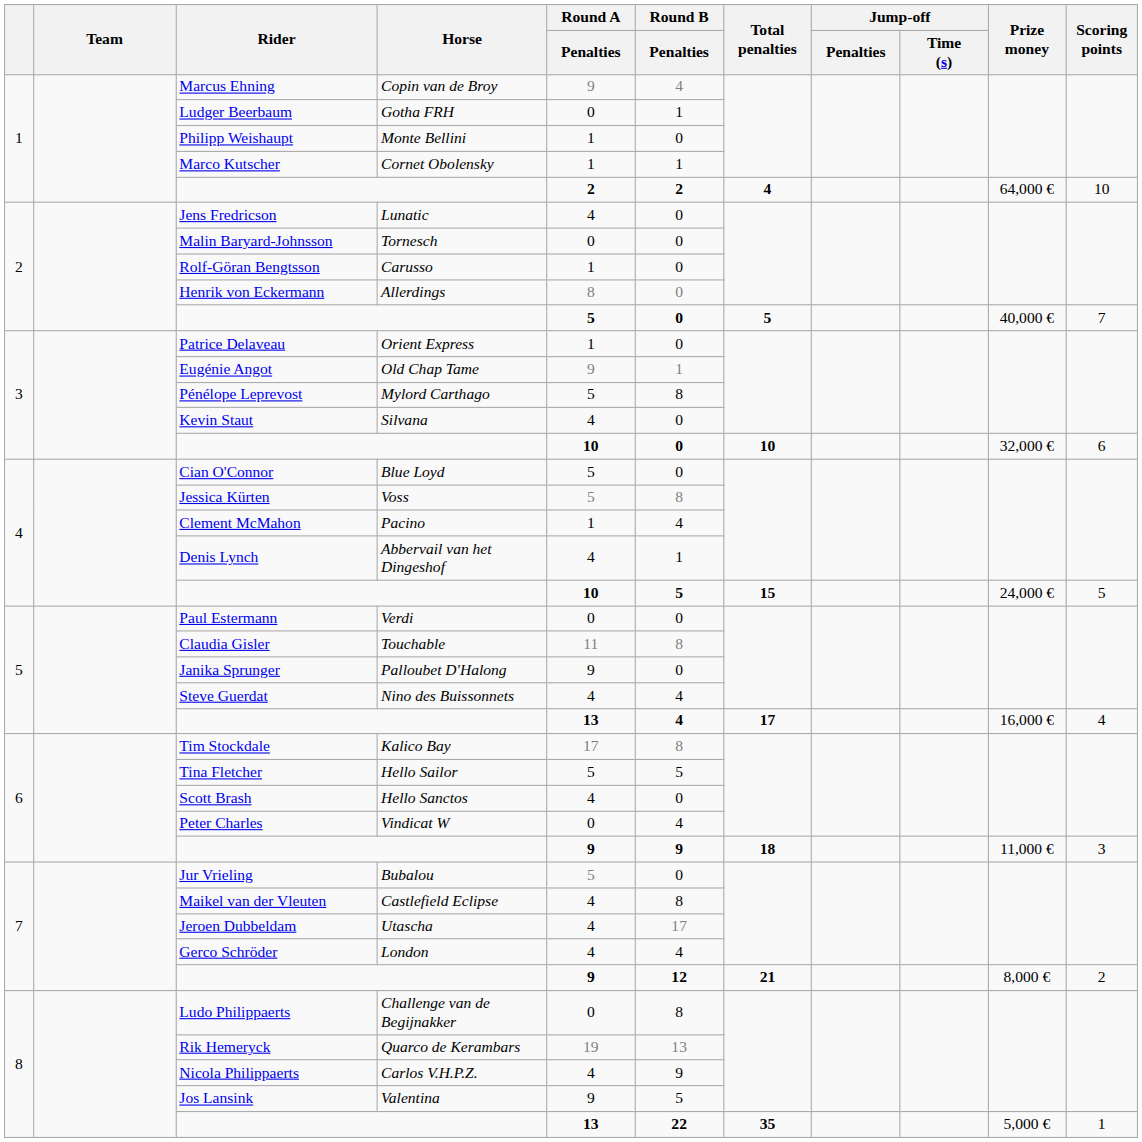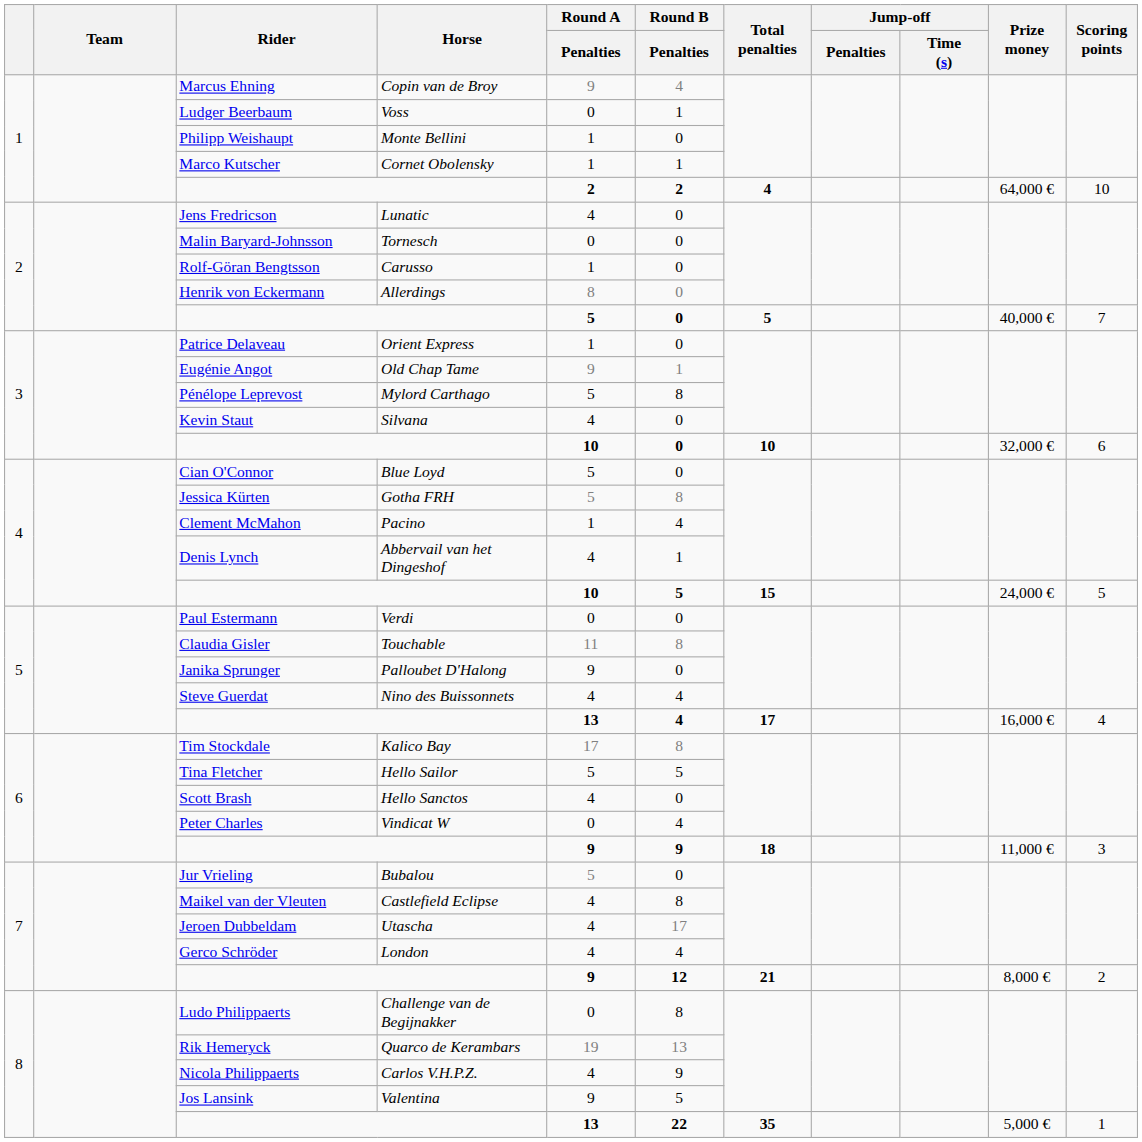(418, 113) Gotha FRH -> (395, 113) Voss
(395, 497) Voss -> (418, 497) Gotha FRH
